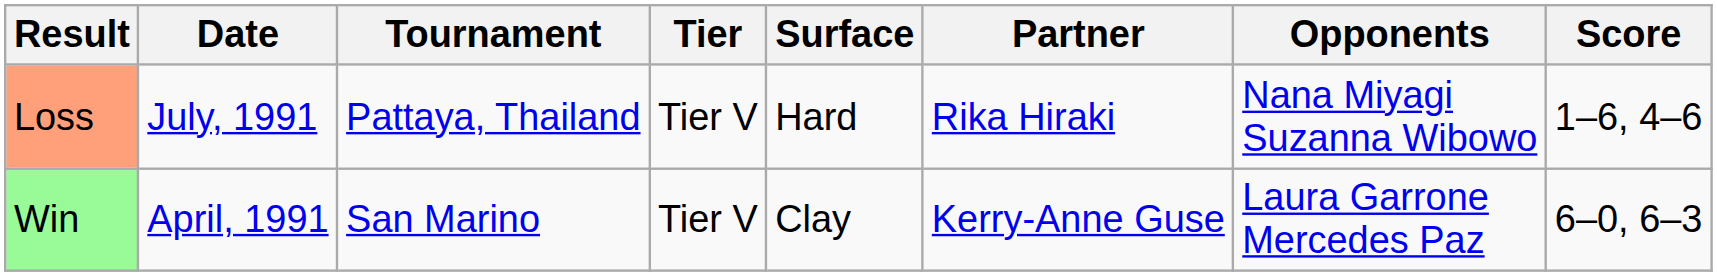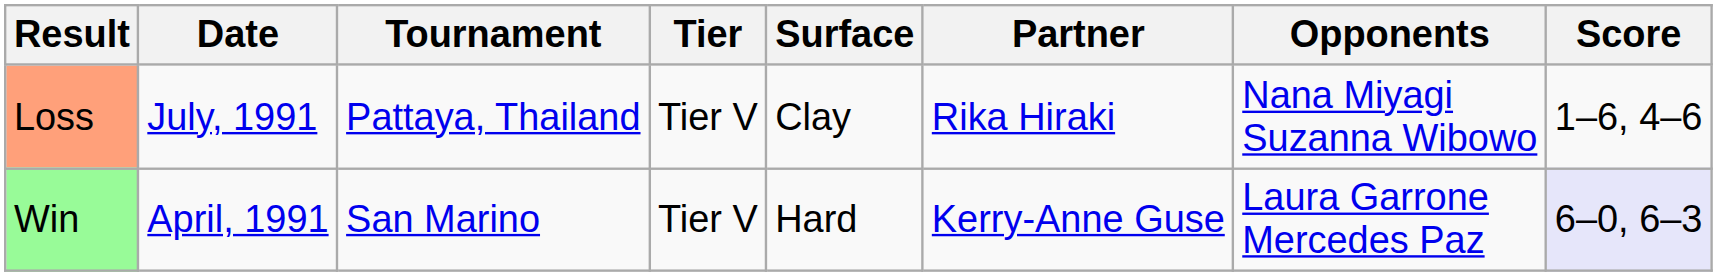(816, 116) Hard -> (813, 116) Clay
(813, 218) Clay -> (816, 218) Hard
(1629, 218) no background -> (1629, 218) lavender background
